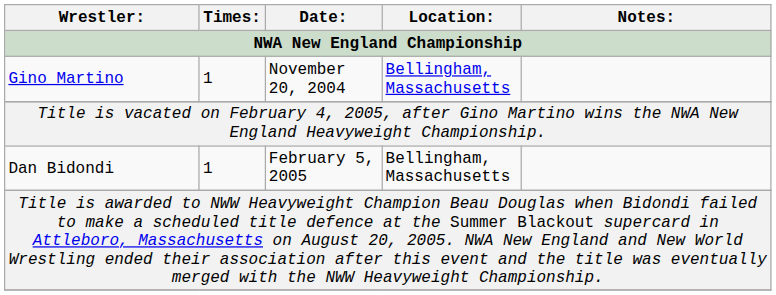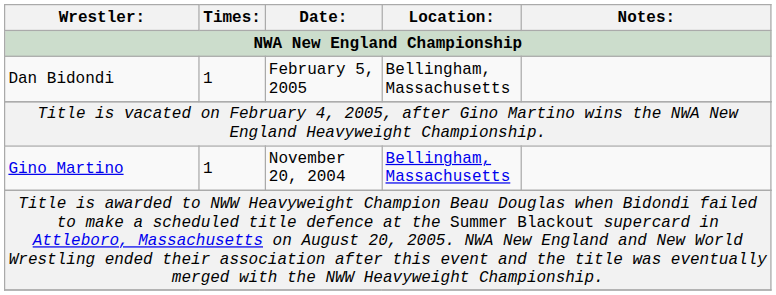rows swapped: (66, 79) <-> (61, 168)
